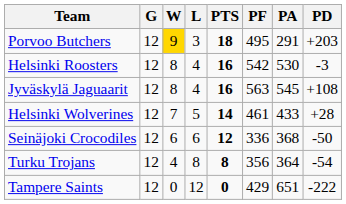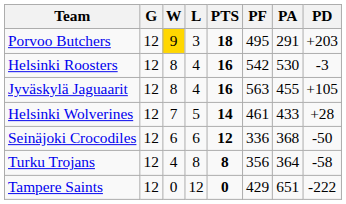(288, 89) 545 -> (288, 89) 455
(322, 89) +108 -> (322, 89) +105
(322, 162) -54 -> (322, 162) -58
